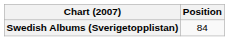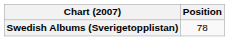(202, 28) 84 -> (202, 28) 78
